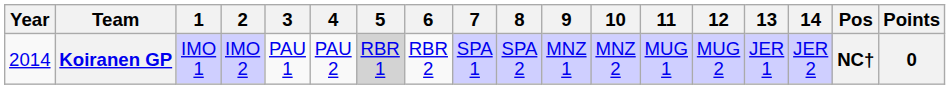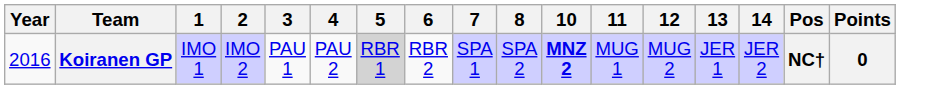- column: (566, 19)
(30, 59) 2014 -> (30, 59) 2016
(616, 59) normal -> (566, 59) bold
